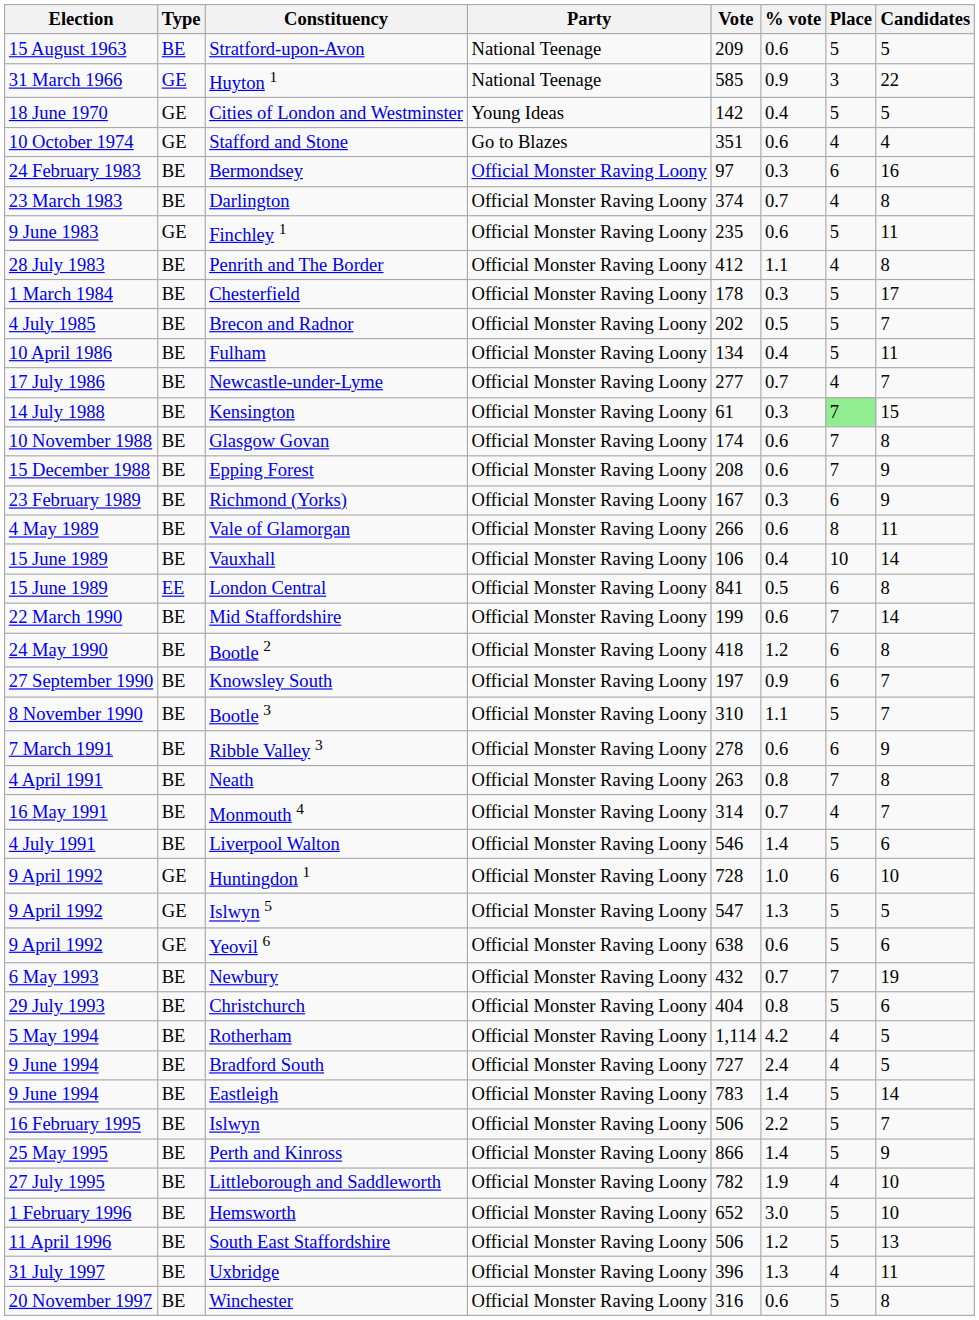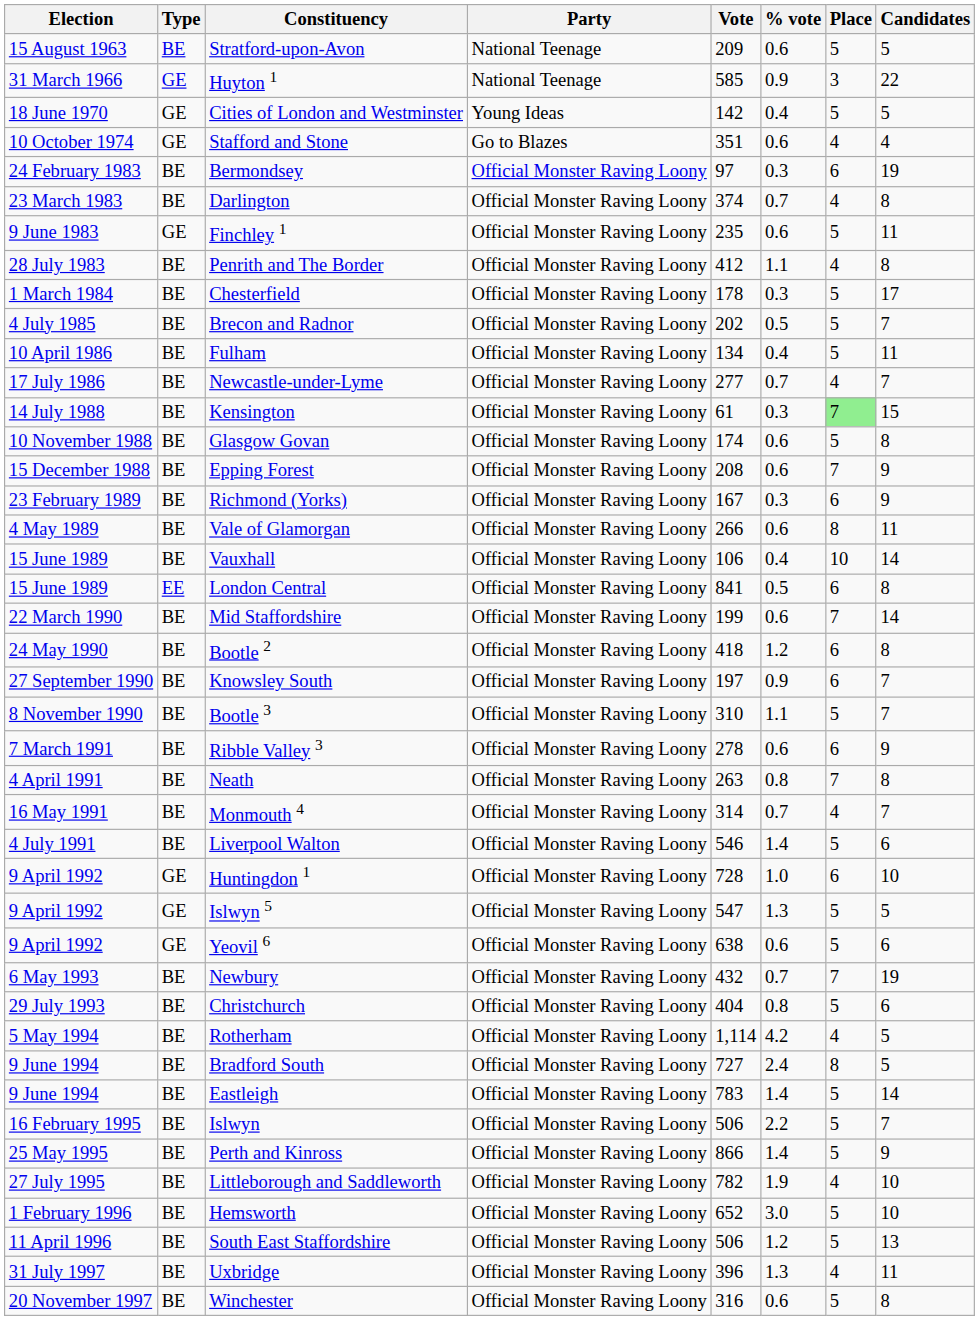(890, 171) 16 -> (890, 171) 19
(834, 441) 7 -> (834, 441) 5
(834, 1065) 4 -> (834, 1065) 8
